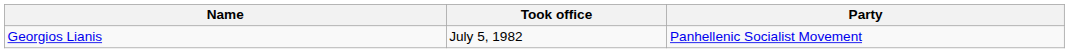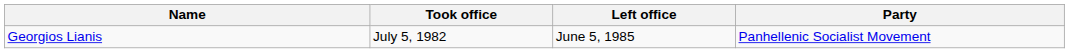+ column: (644, 15)
